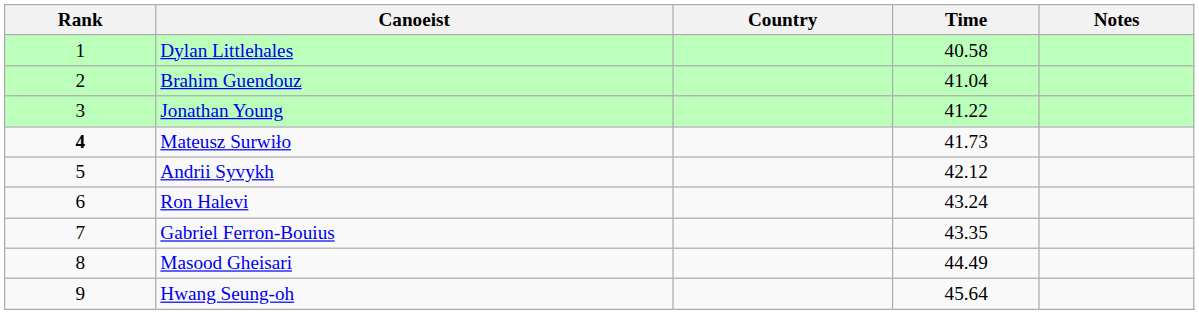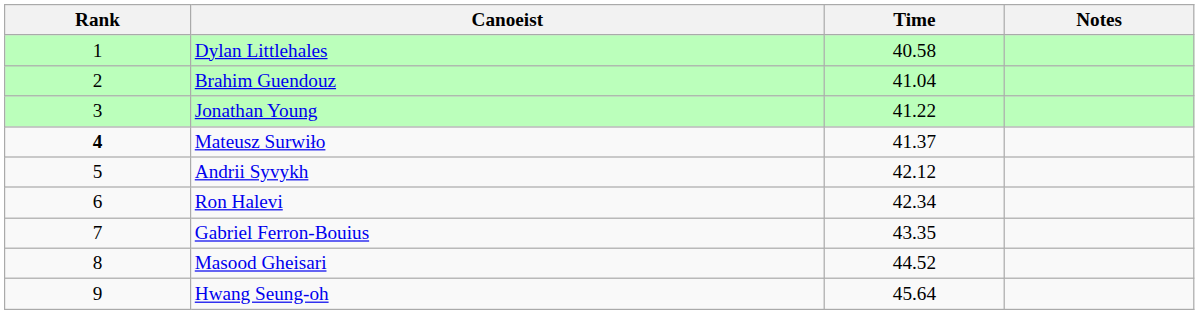- column: (783, 19)
(966, 141) 41.73 -> (914, 141) 41.37
(966, 202) 43.24 -> (914, 202) 42.34
(966, 263) 44.49 -> (914, 263) 44.52
